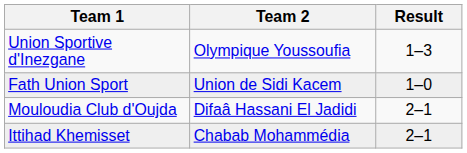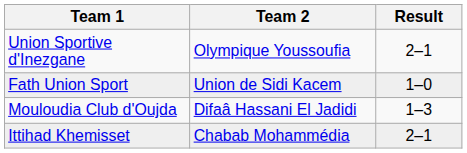(419, 51) 1–3 -> (419, 51) 2–1
(419, 110) 2–1 -> (419, 110) 1–3
